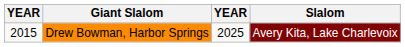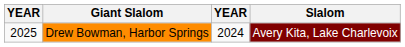(24, 32) 2015 -> (24, 32) 2025
(231, 32) 2025 -> (231, 32) 2024
